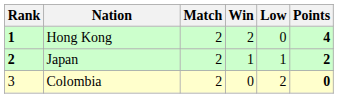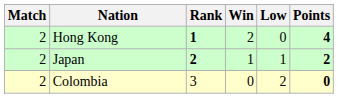columns swapped: (24, 15) <-> (203, 15)
